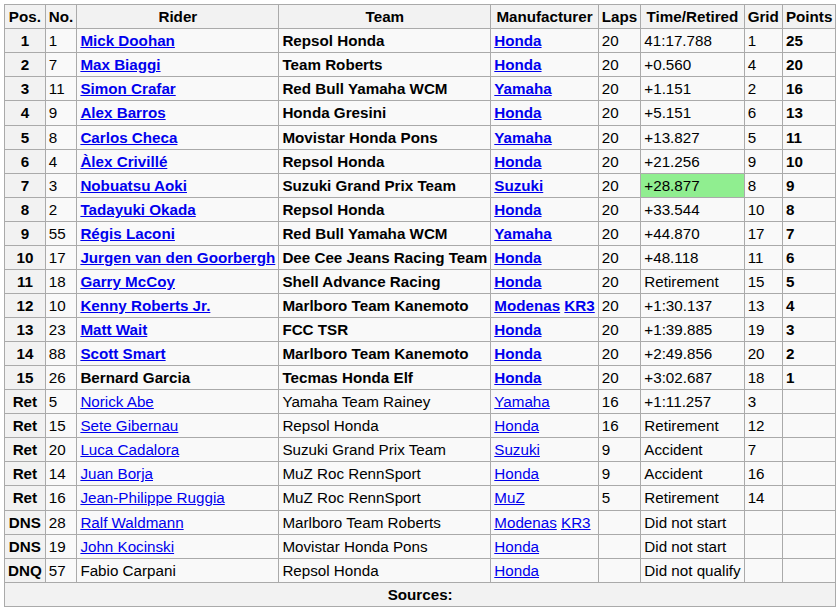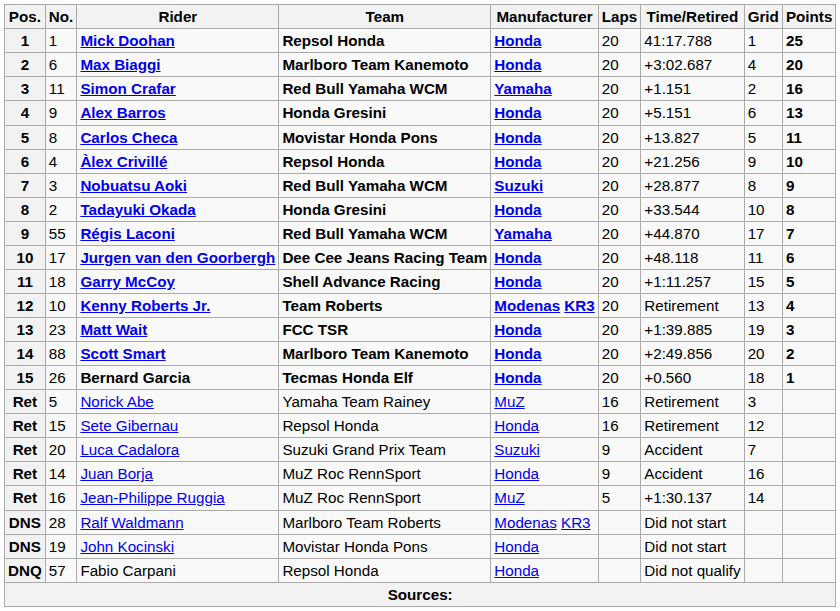(53, 65) 7 -> (53, 65) 6
(332, 65) Team Roberts -> (375, 65) Marlboro Team Kanemoto
(668, 65) +0.560 -> (678, 65) +3:02.687
(523, 137) Yamaha -> (518, 137) Honda
(369, 185) Suzuki Grand Prix Team -> (365, 185) Red Bull Yamaha WCM
(672, 185) lightgreen background -> (672, 185) no background
(333, 209) Repsol Honda -> (334, 209) Honda Gresini
(681, 281) Retirement -> (678, 281) +1:11.257
(375, 305) Marlboro Team Kanemoto -> (332, 305) Team Roberts
(678, 305) +1:30.137 -> (681, 305) Retirement
(678, 378) +3:02.687 -> (668, 378) +0.560
(522, 402) Yamaha -> (509, 402) MuZ
(678, 402) +1:11.257 -> (681, 402) Retirement
(681, 498) Retirement -> (678, 498) +1:30.137
